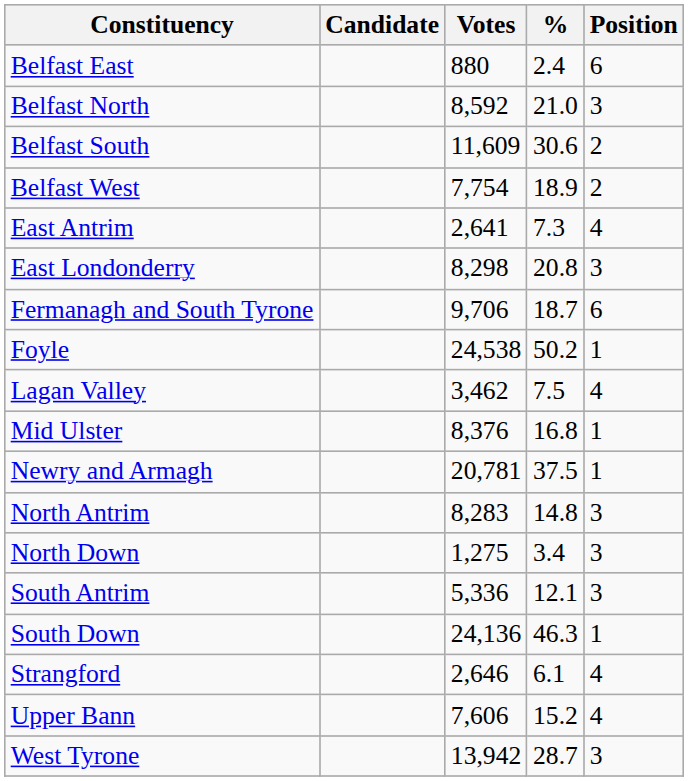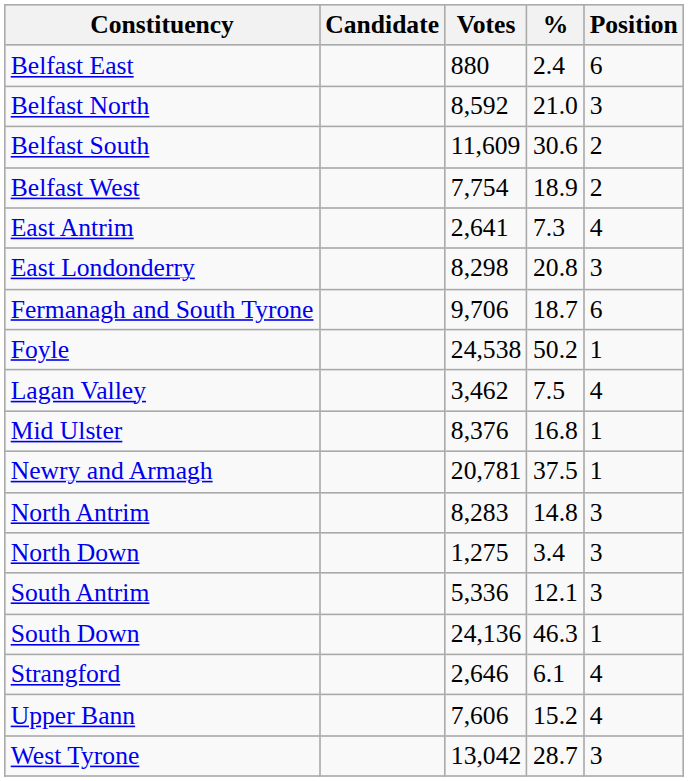(486, 755) 13,942 -> (486, 755) 13,042
